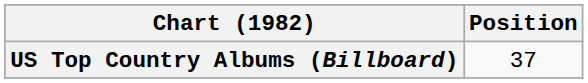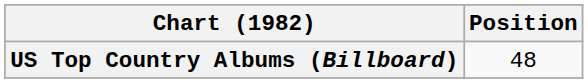(523, 60) 37 -> (523, 60) 48
